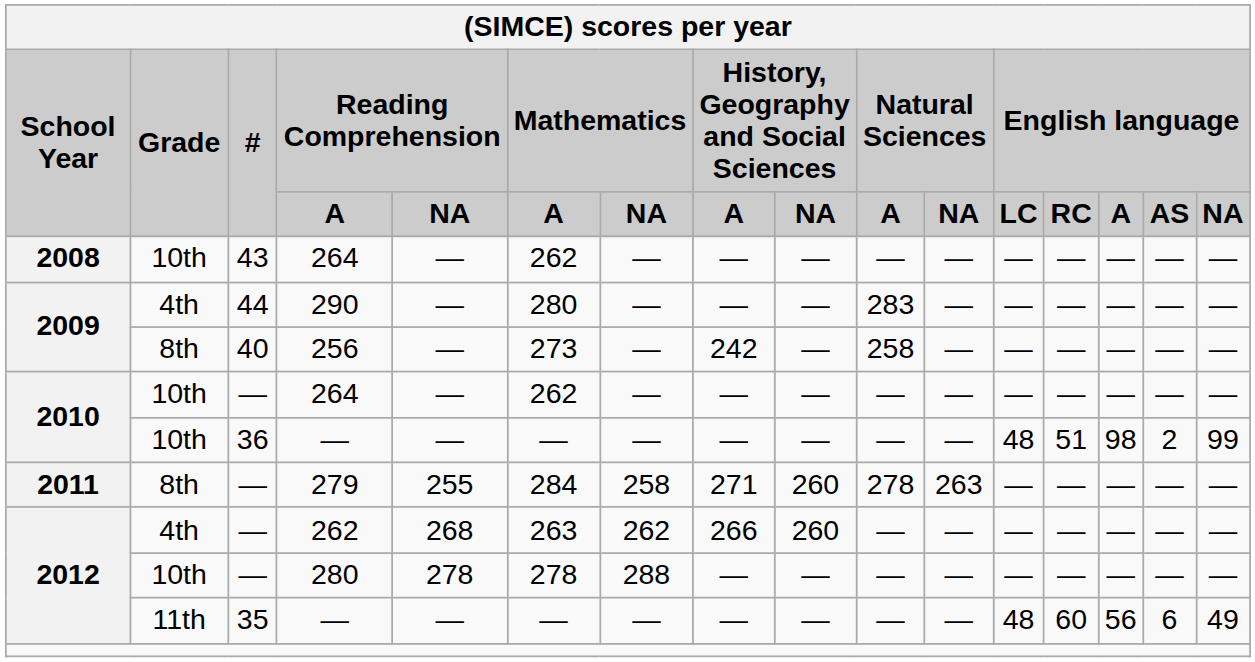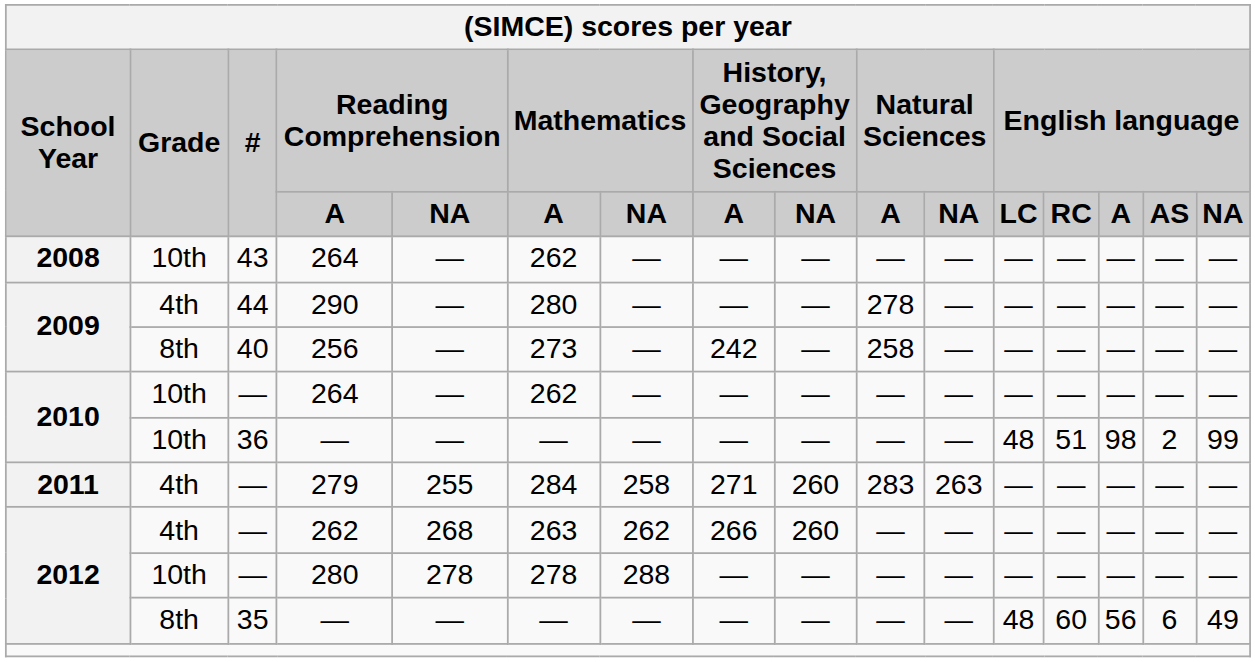(890, 303) 283 -> (890, 303) 278
(179, 484) 8th -> (179, 484) 4th
(890, 484) 278 -> (890, 484) 283
(179, 620) 11th -> (179, 620) 8th
